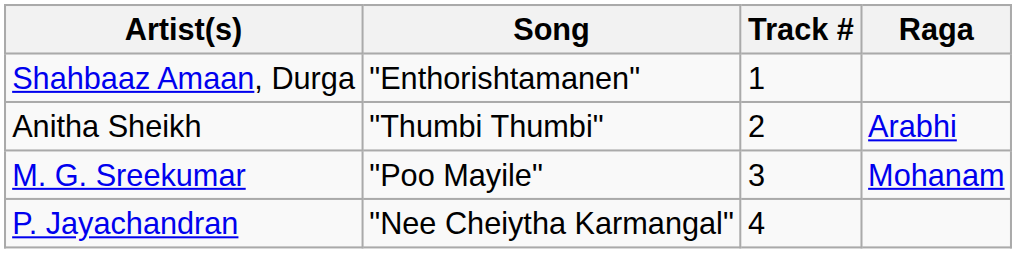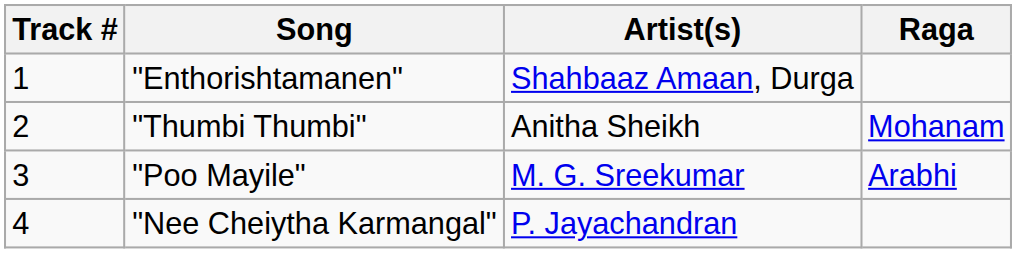columns swapped: (801, 30) <-> (184, 30)
(912, 127) Arabhi -> (936, 127) Mohanam
(936, 175) Mohanam -> (912, 175) Arabhi
